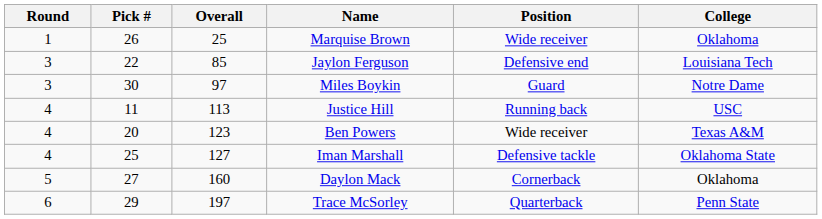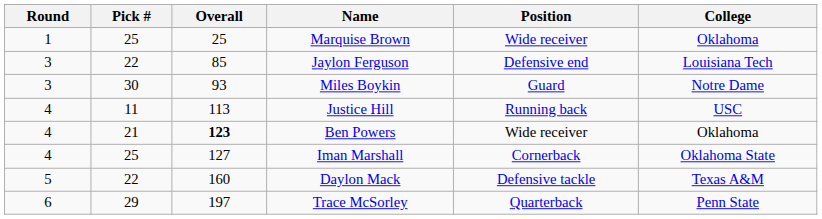(131, 39) 26 -> (131, 39) 25
(219, 86) 97 -> (219, 86) 93
(131, 132) 20 -> (131, 132) 21
(219, 132) normal -> (219, 132) bold
(728, 132) Texas A&M -> (728, 132) Oklahoma
(546, 156) Defensive tackle -> (546, 156) Cornerback
(131, 179) 27 -> (131, 179) 22
(546, 179) Cornerback -> (546, 179) Defensive tackle
(728, 179) Oklahoma -> (728, 179) Texas A&M
